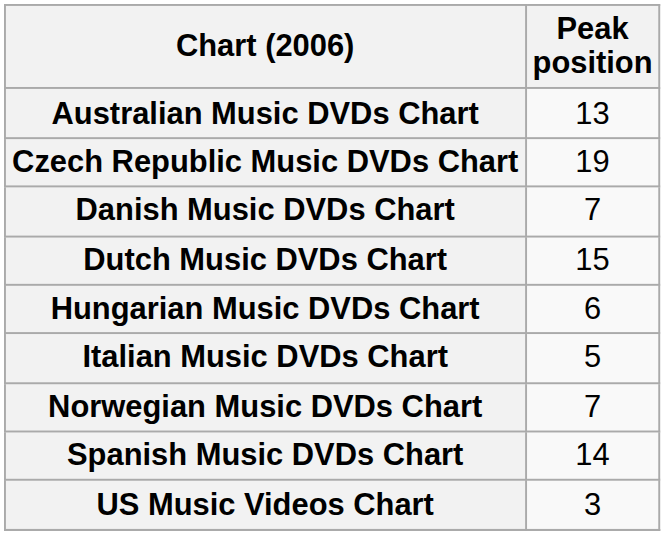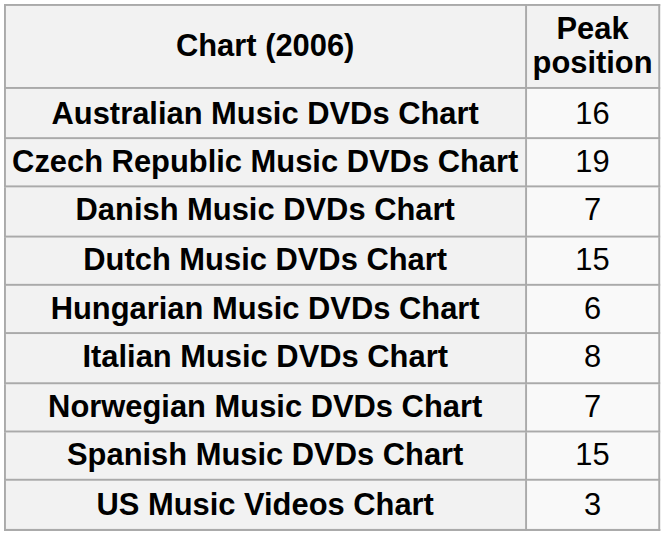(593, 112) 13 -> (593, 112) 16
(593, 357) 5 -> (593, 357) 8
(593, 455) 14 -> (593, 455) 15
